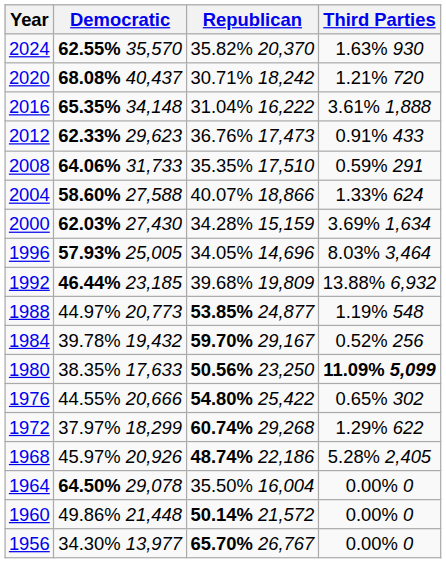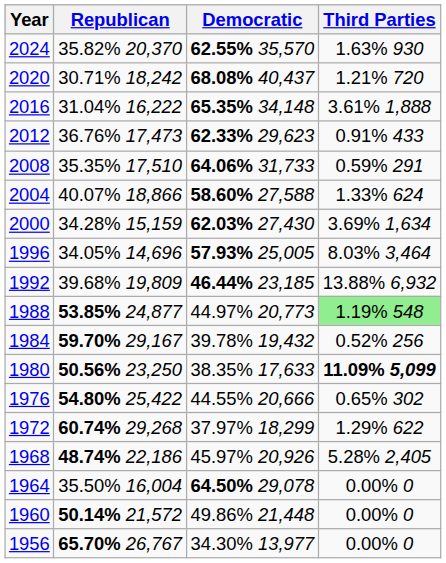columns swapped: (120, 20) <-> (252, 20)
(379, 311) no background -> (379, 311) lightgreen background
